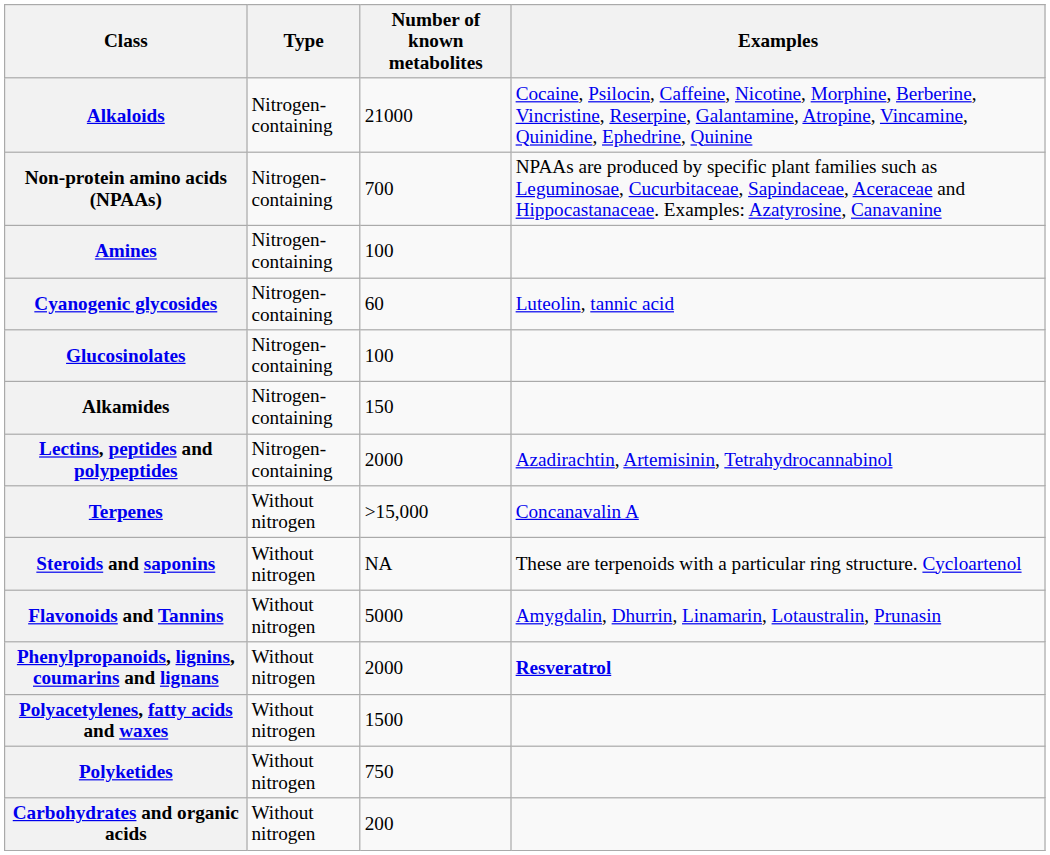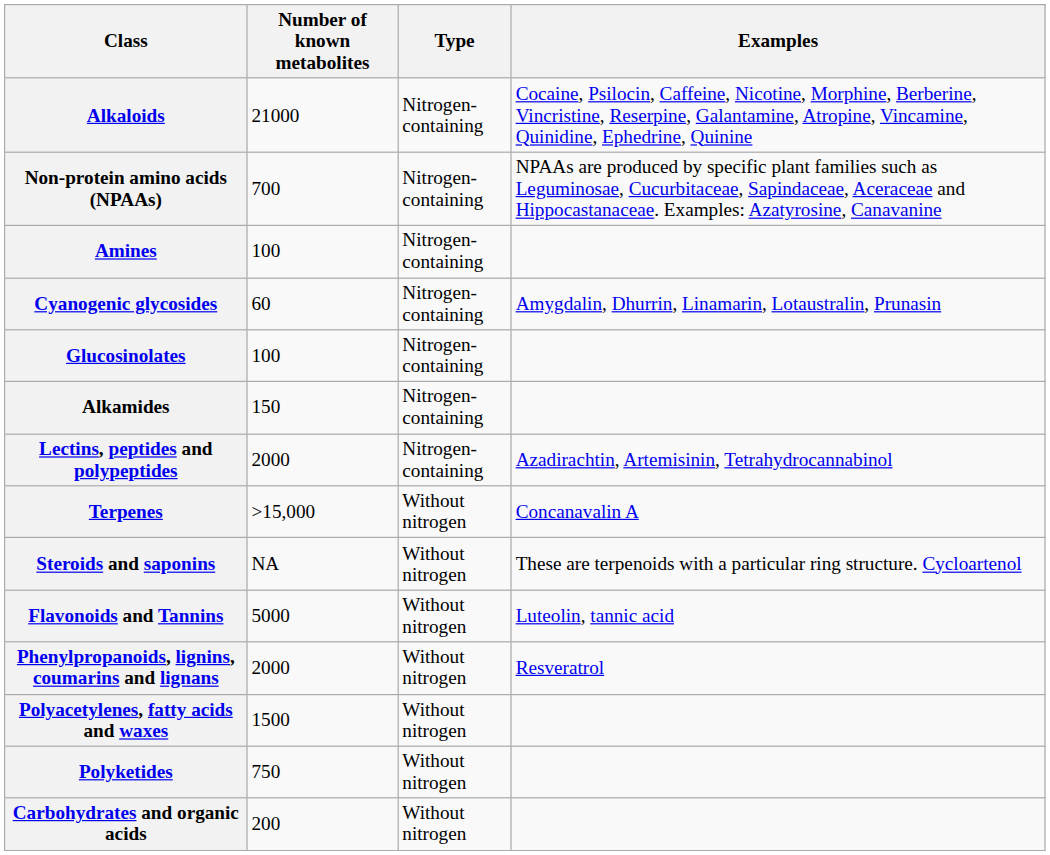columns swapped: (304, 41) <-> (436, 41)
(595, 303) Luteolin, tannic acid -> (728, 303) Amygdalin, Dhurrin, Linamarin, Lotaustralin, Prunasin
(728, 615) Amygdalin, Dhurrin, Linamarin, Lotaustralin, Prunasin -> (595, 615) Luteolin, tannic acid
(563, 667) bold -> (560, 667) normal
